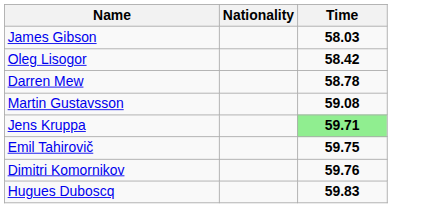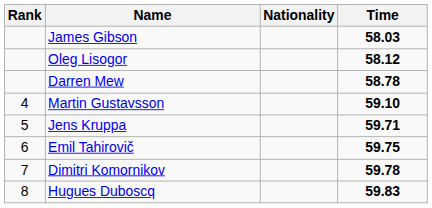+ column: (25, 15)
(342, 59) 58.42 -> (383, 59) 58.12
(342, 103) 59.08 -> (383, 103) 59.10
(342, 125) lightgreen background -> (383, 125) no background
(342, 170) 59.76 -> (383, 170) 59.78
